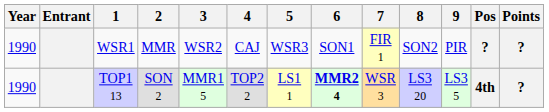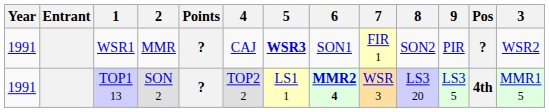columns swapped: (203, 16) <-> (521, 16)
(22, 48) 1990 -> (22, 48) 1991
(289, 48) normal -> (286, 48) bold
(22, 88) 1990 -> (22, 88) 1991
